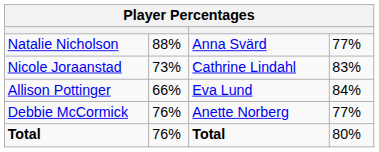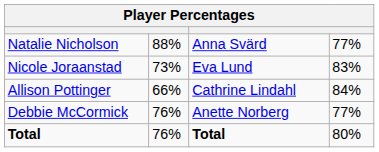(244, 67) Cathrine Lindahl -> (222, 67) Eva Lund
(222, 90) Eva Lund -> (244, 90) Cathrine Lindahl
